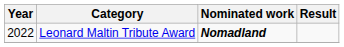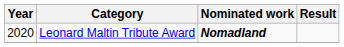(20, 33) 2022 -> (20, 33) 2020
